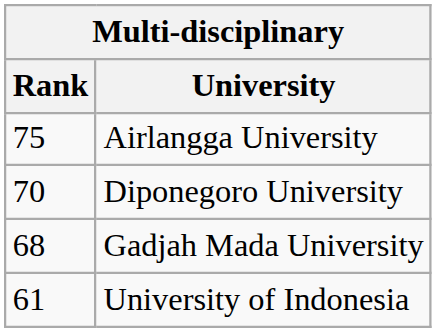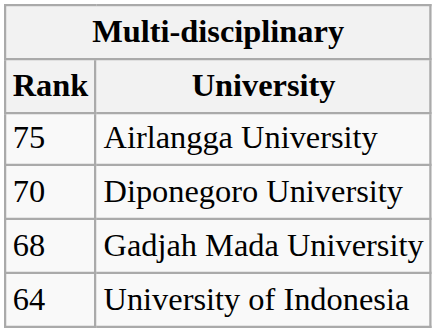(29, 298) 61 -> (29, 298) 64
